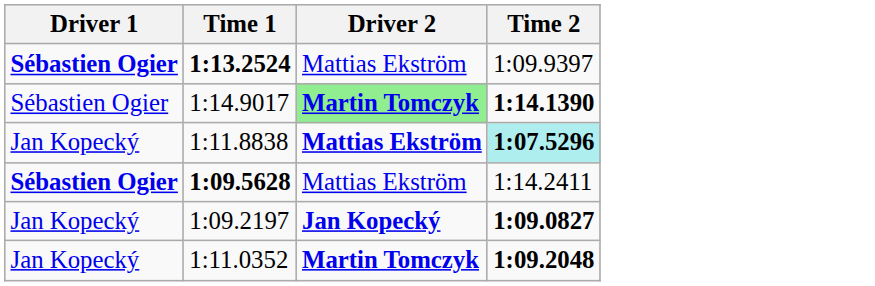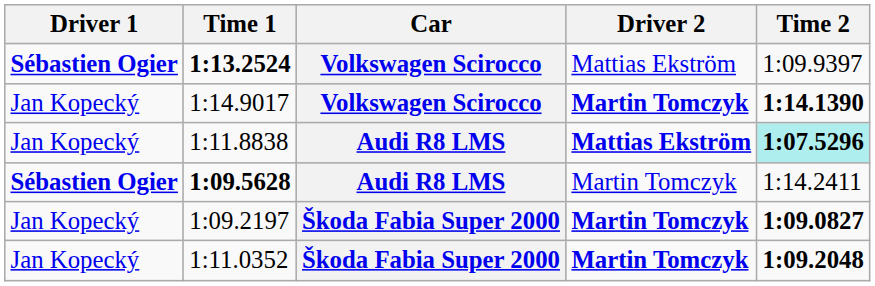+ column: (431, 24)
(89, 102) Sébastien Ogier -> (75, 102) Jan Kopecký
(391, 102) lightgreen background -> (660, 102) no background
(384, 181) Mattias Ekström -> (654, 181) Martin Tomczyk
(371, 220) Jan Kopecký -> (660, 220) Martin Tomczyk
